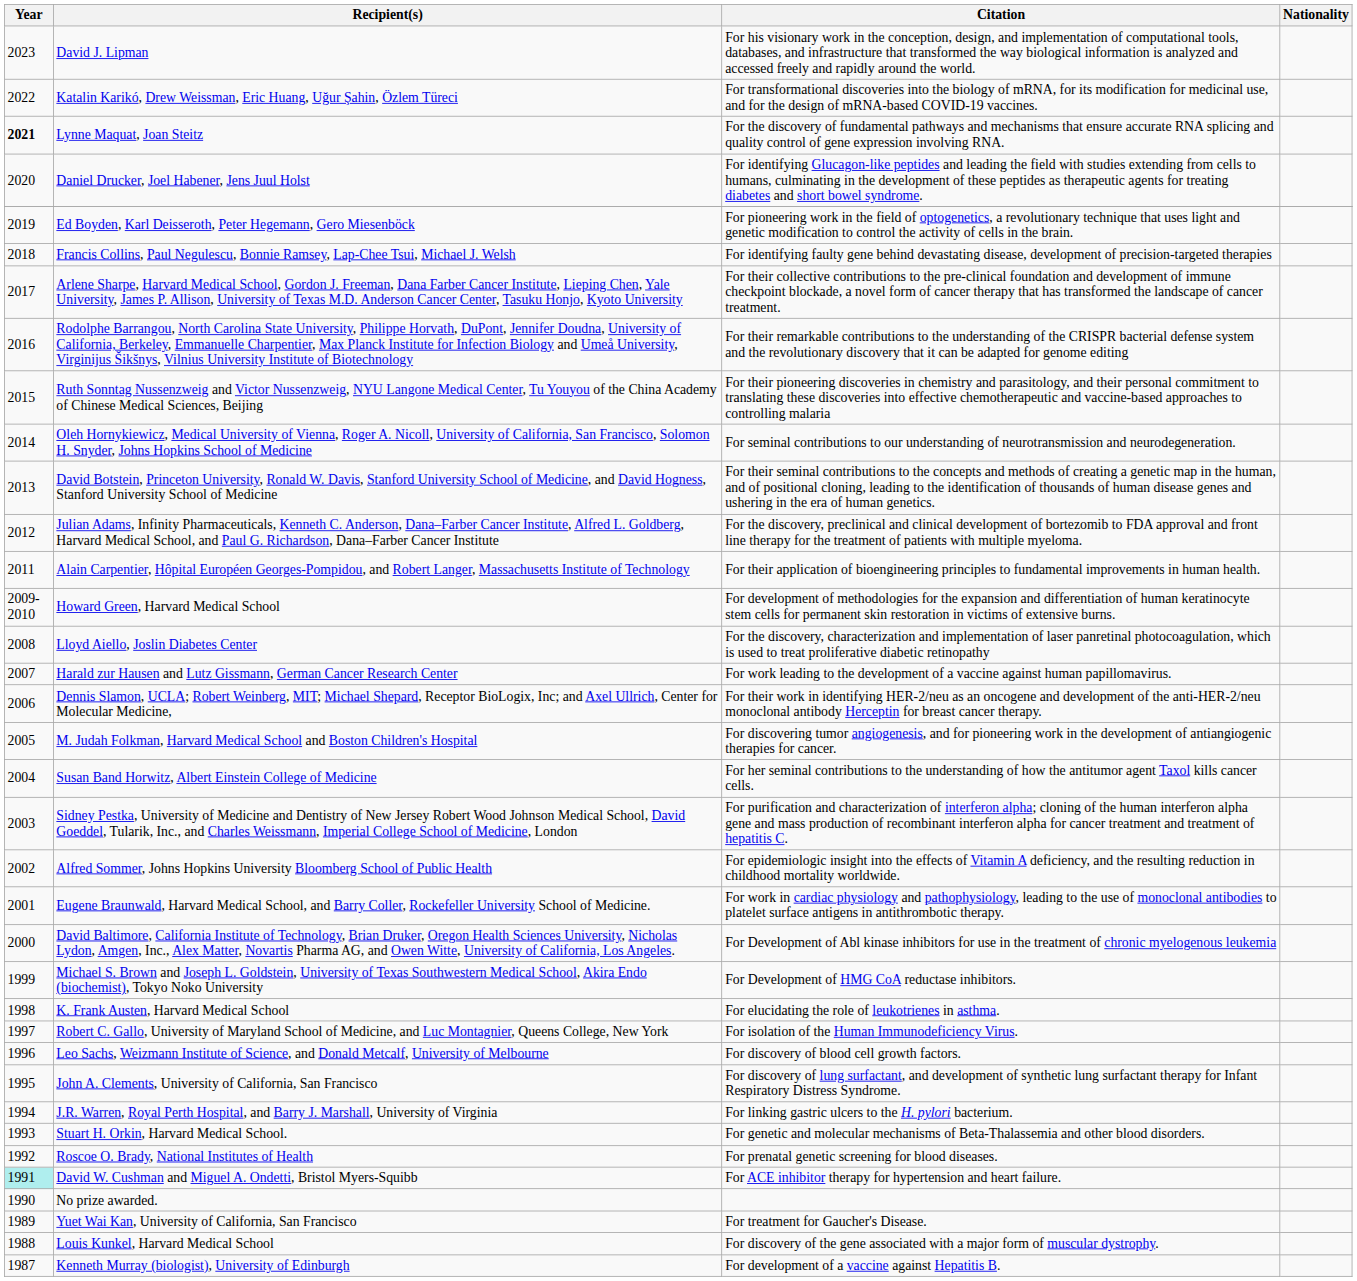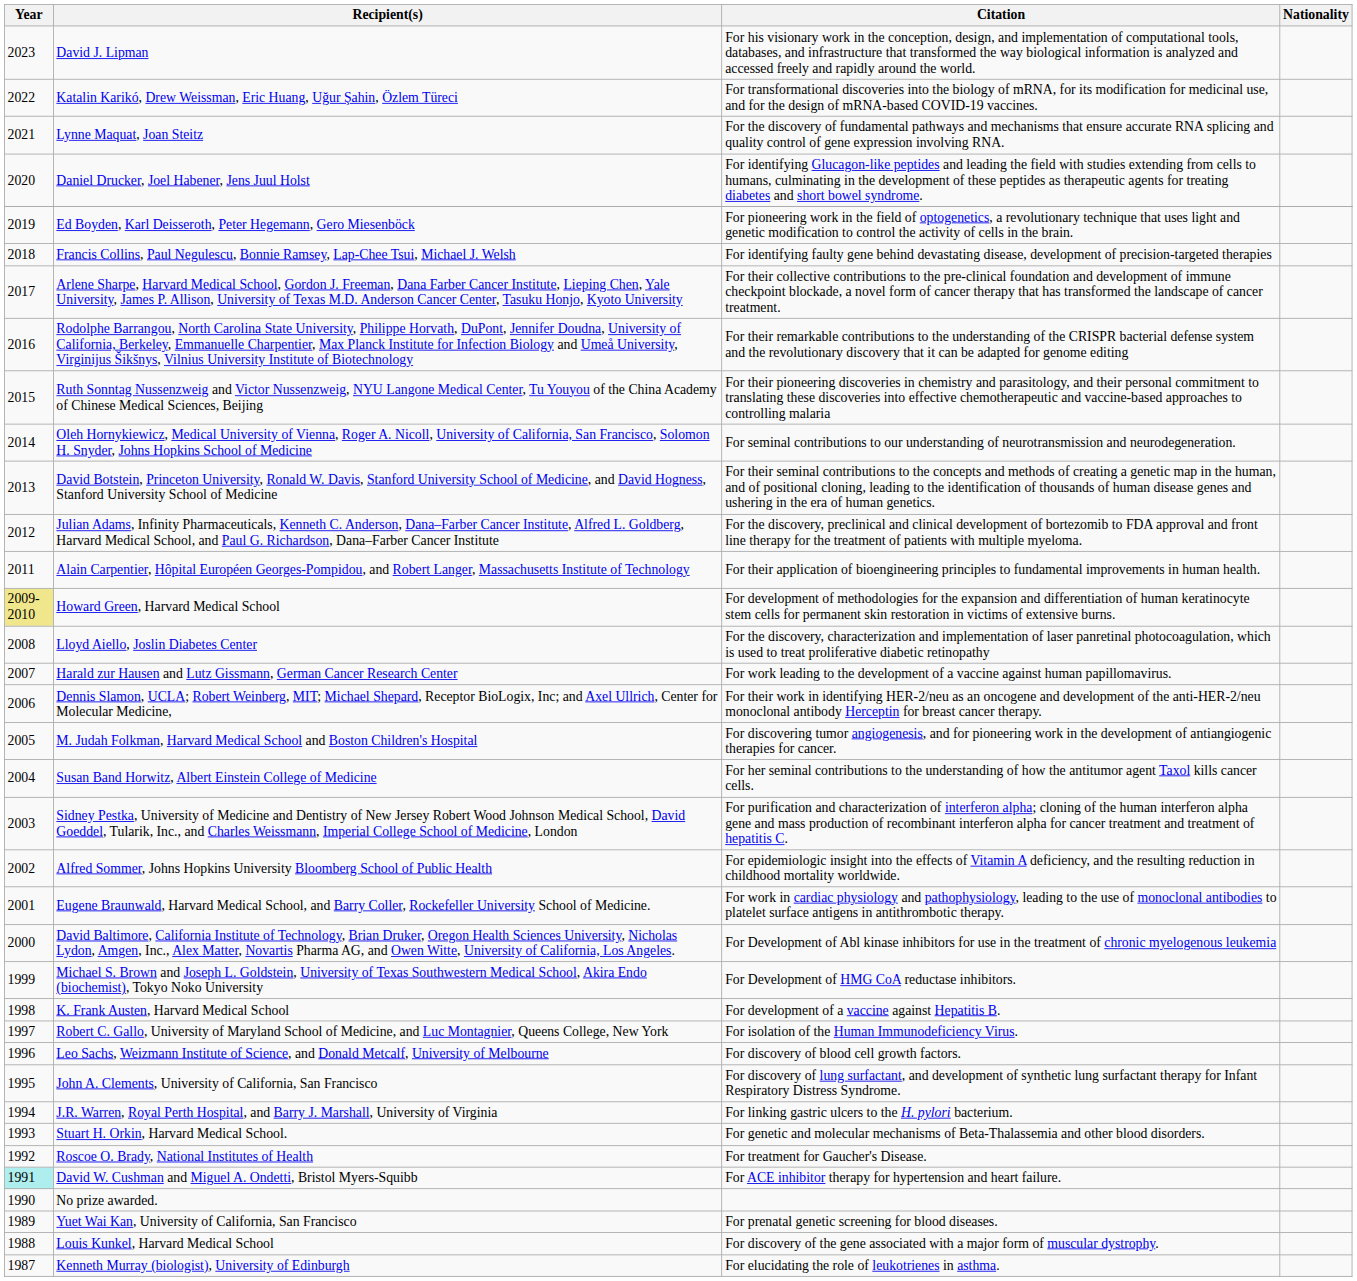(21, 135) bold -> (21, 135) normal
(24, 607) no background -> (24, 607) khaki background
(862, 1009) For elucidating the role of leukotrienes in asthma. -> (863, 1009) For development of a vaccine against Hepatitis B.
(861, 1156) For prenatal genetic screening for blood diseases. -> (826, 1156) For treatment for Gaucher's Disease.
(826, 1221) For treatment for Gaucher's Disease. -> (861, 1221) For prenatal genetic screening for blood diseases.
(863, 1265) For development of a vaccine against Hepatitis B. -> (862, 1265) For elucidating the role of leukotrienes in asthma.
